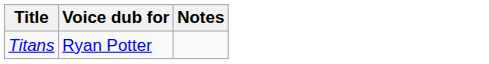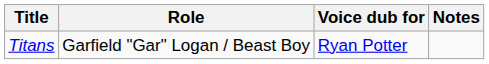+ column: (186, 17)
